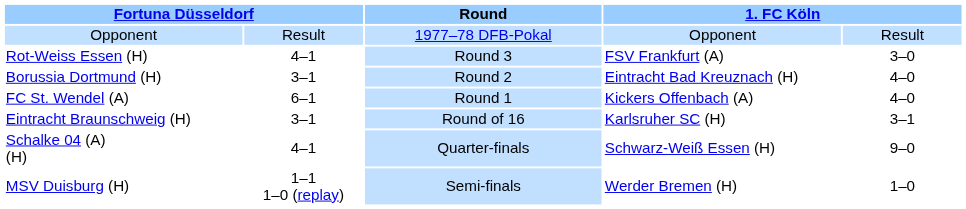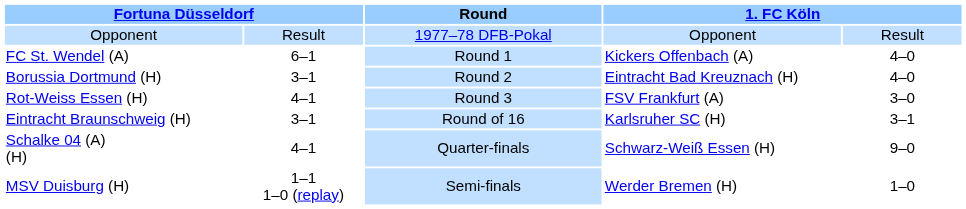rows swapped: (67, 98) <-> (77, 56)
